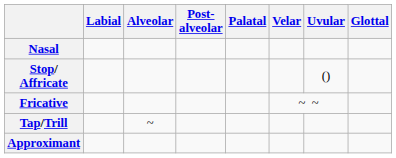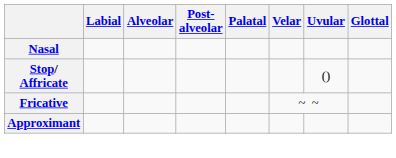- row: (44, 123)
